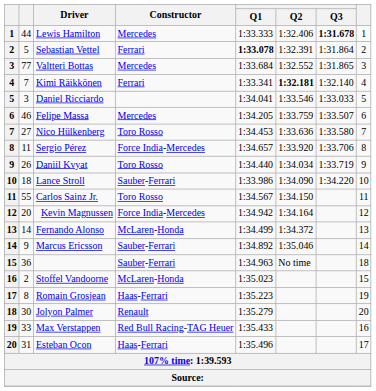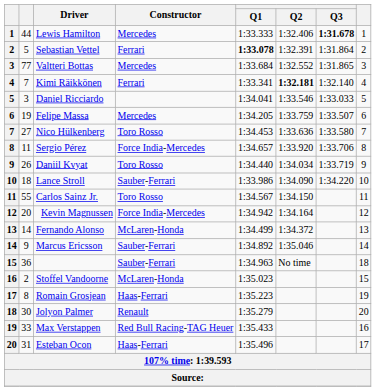(26, 115) 46 -> (26, 115) 19
